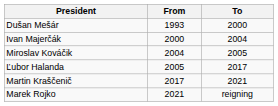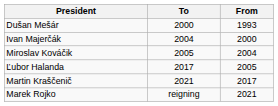columns swapped: (174, 12) <-> (237, 12)
